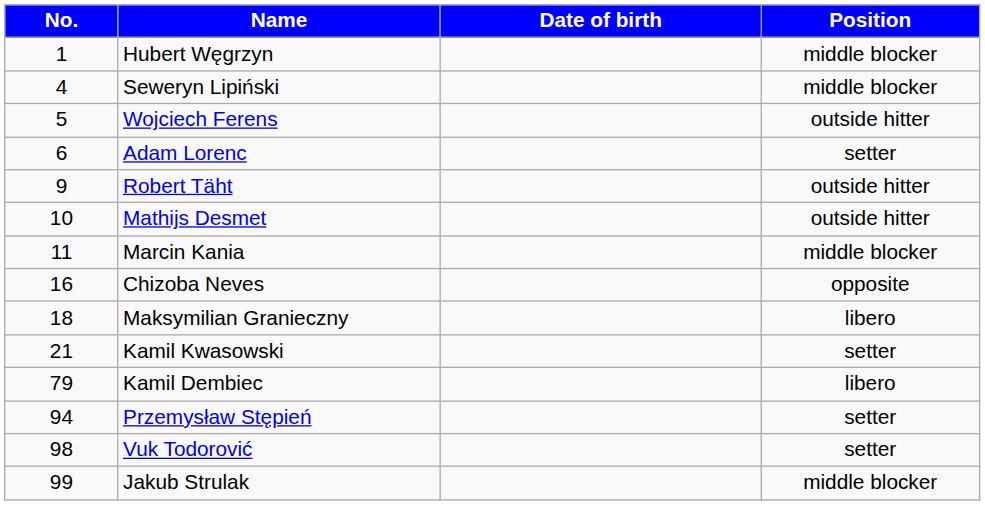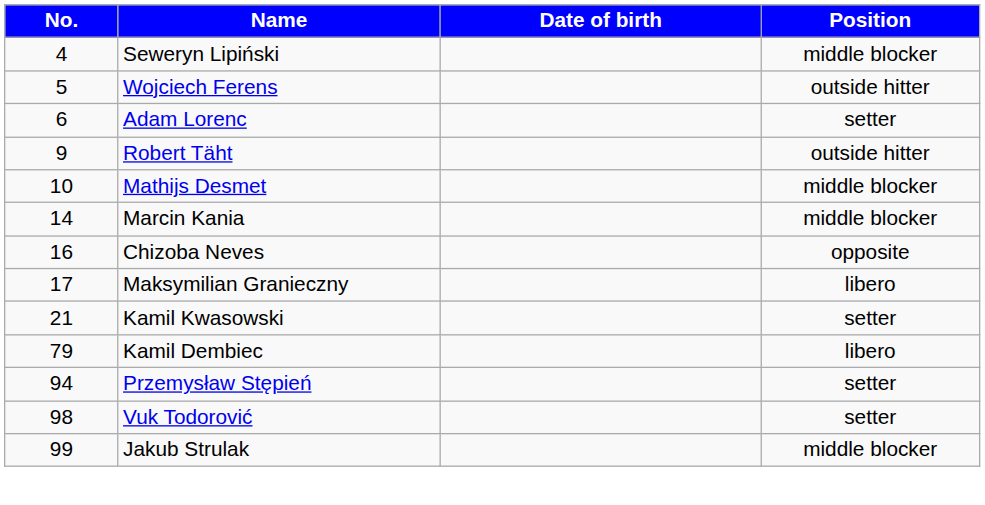- row: (198, 53)
(870, 218) outside hitter -> (870, 185) middle blocker
(61, 251) 11 -> (61, 218) 14
(61, 317) 18 -> (61, 284) 17
